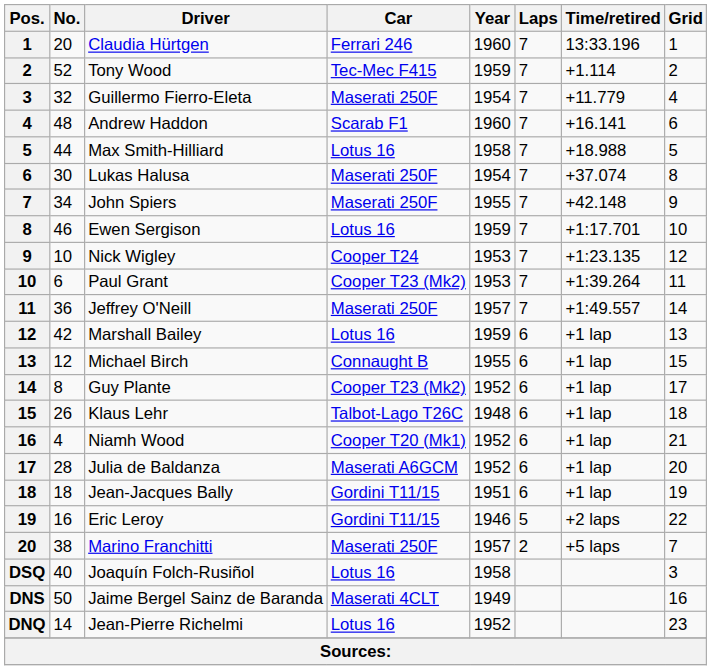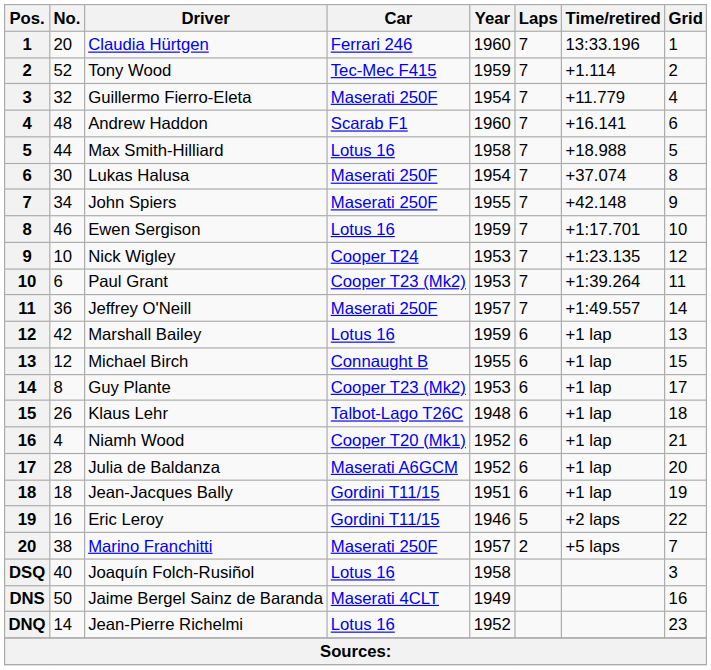(492, 388) 1952 -> (492, 388) 1953
